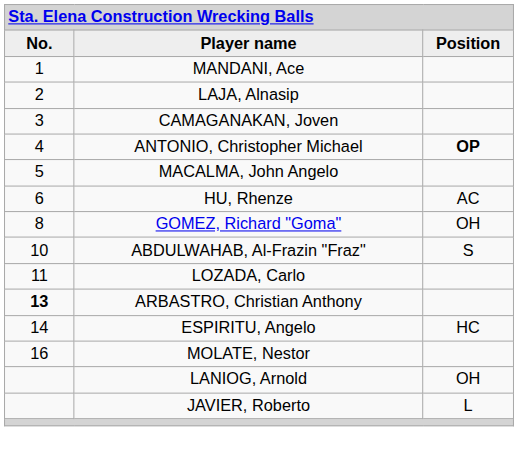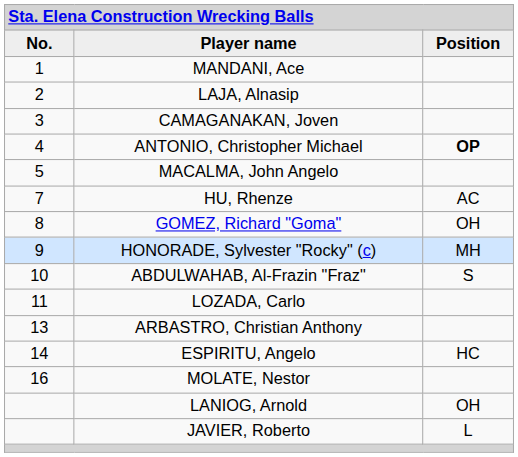(39, 198) 6 -> (39, 198) 7
+ row: (248, 250)
(39, 302) bold -> (39, 328) normal
